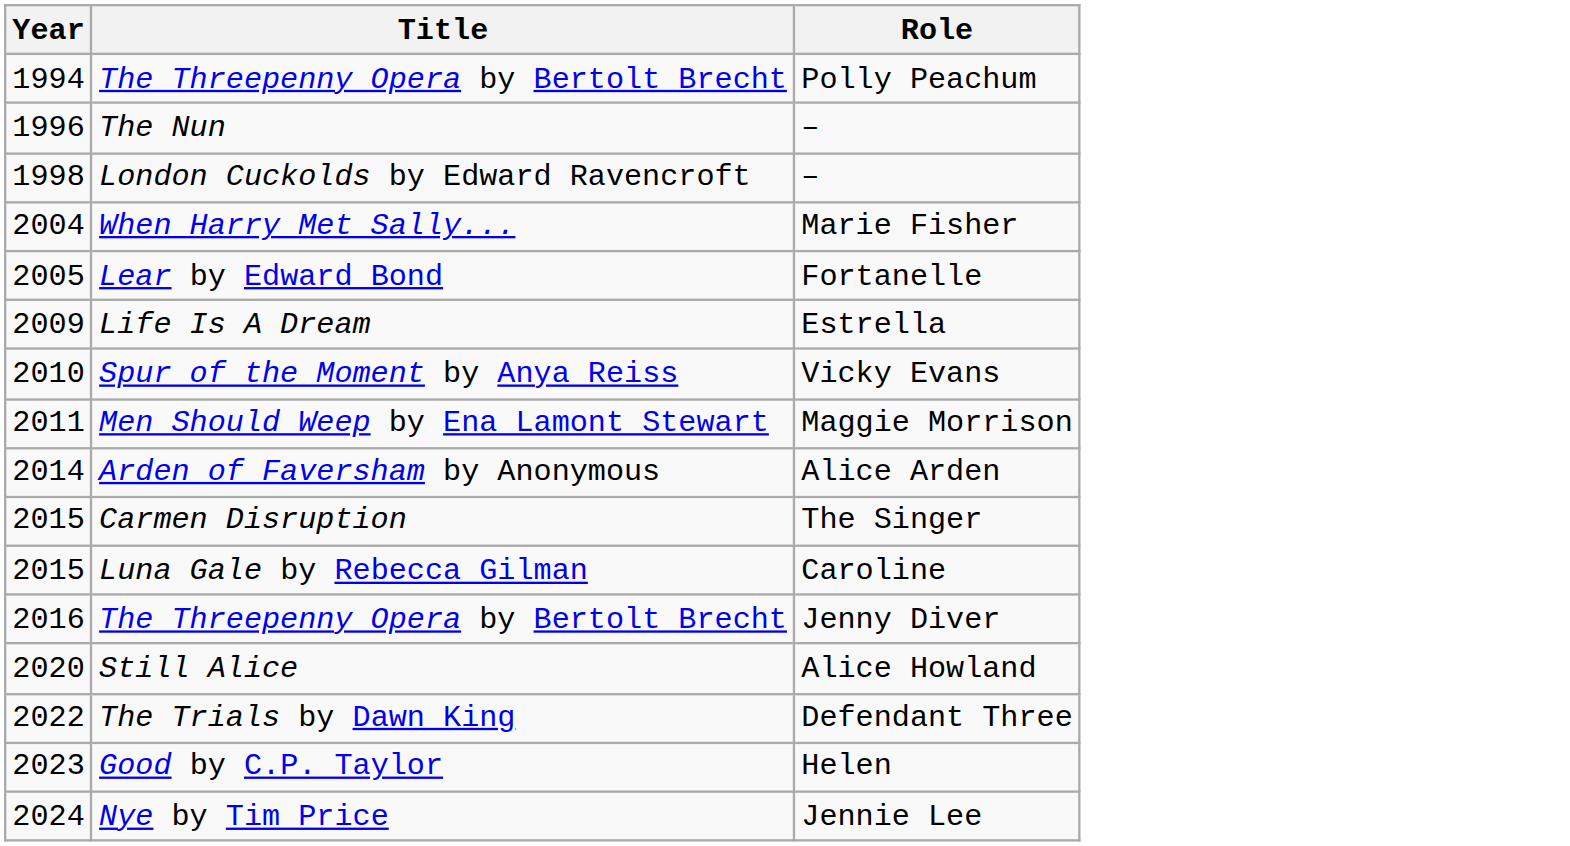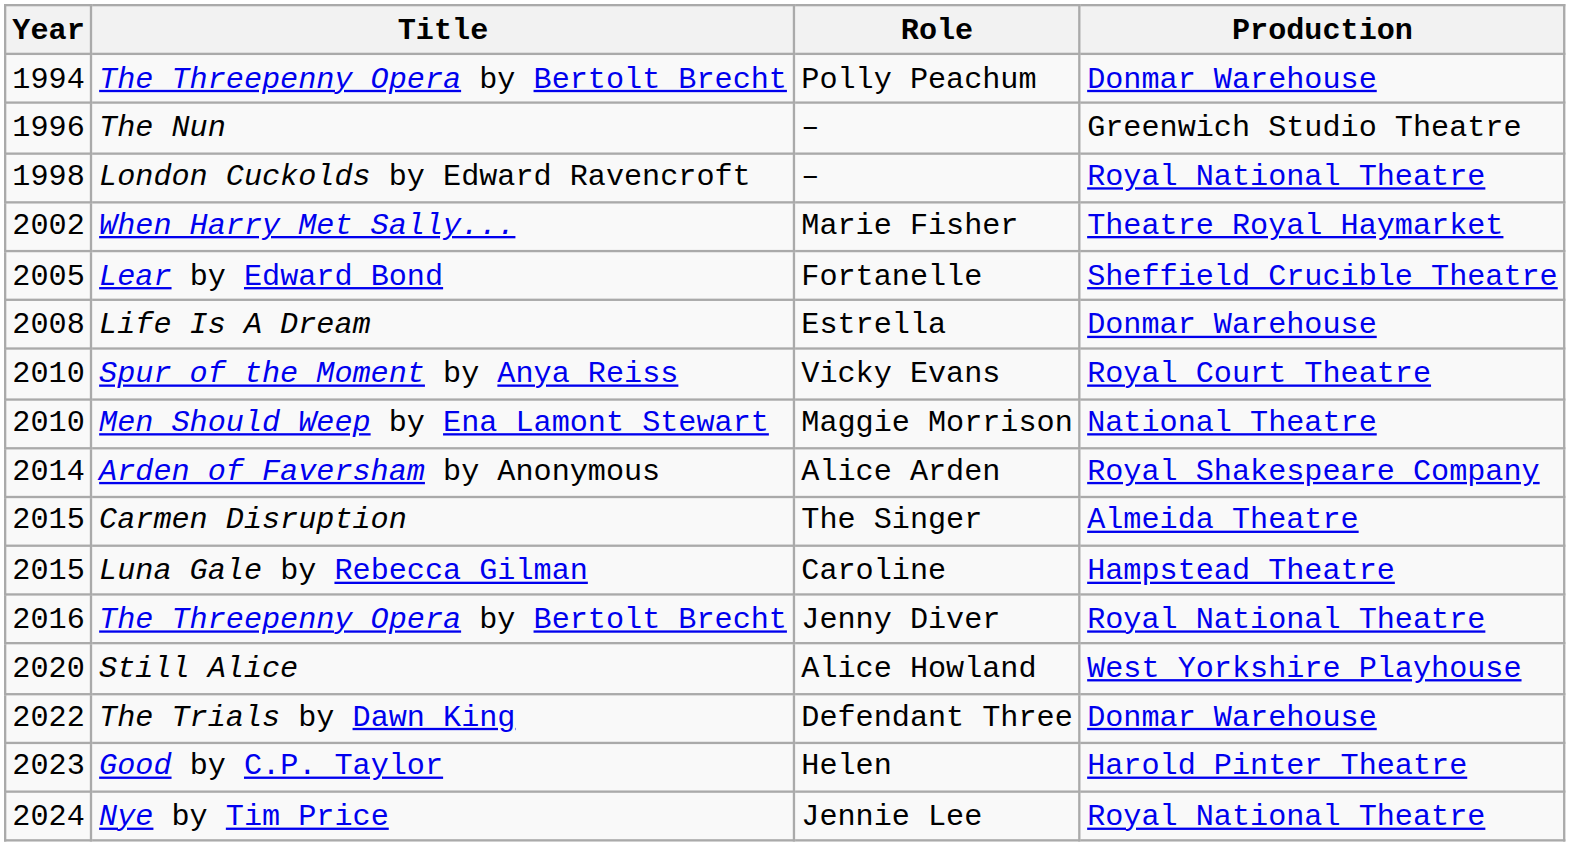+ column: (1322, 30)
(49, 226) 2004 -> (49, 226) 2002
(49, 325) 2009 -> (49, 325) 2008
(49, 423) 2011 -> (49, 423) 2010
